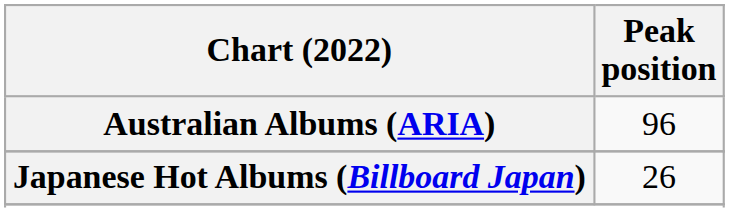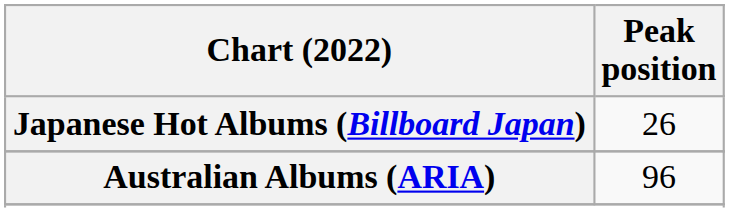rows swapped: (299, 123) <-> (299, 177)
